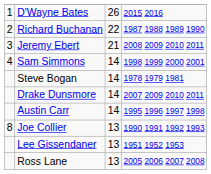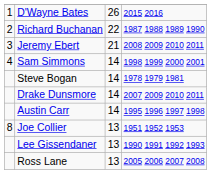(164, 128) 1990 1991 1992 1993 -> (154, 128) 1951 1952 1953
(154, 145) 1951 1952 1953 -> (164, 145) 1990 1991 1992 1993
